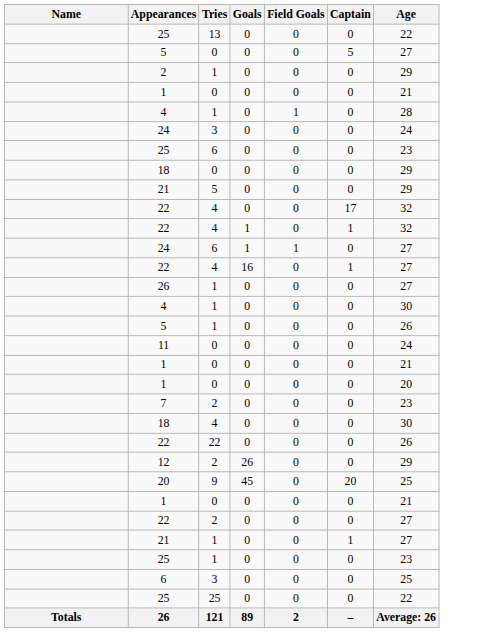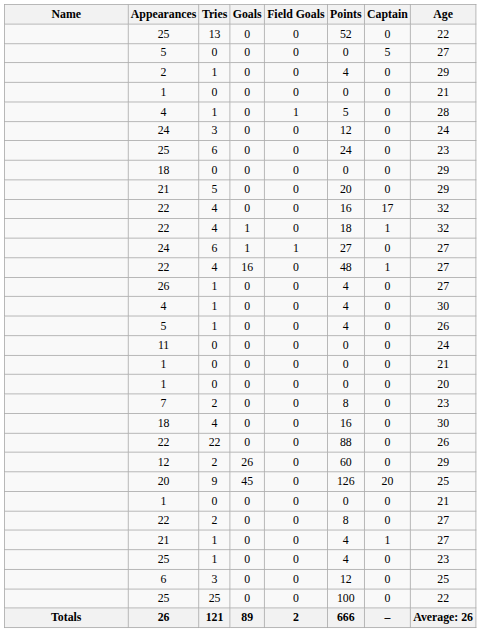+ column: (346, 14)
